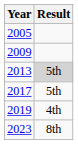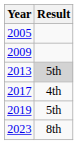(54, 91) 5th -> (54, 91) 4th
(54, 110) 4th -> (54, 110) 5th
